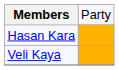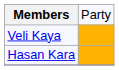rows swapped: (41, 35) <-> (34, 55)
